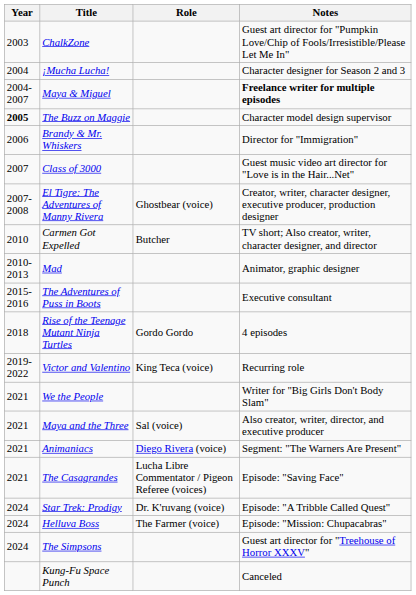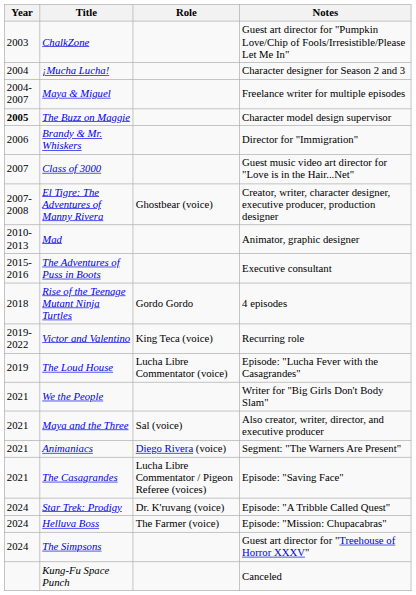(308, 94) bold -> (324, 94) normal
- row: (69, 239)
+ row: (78, 367)
